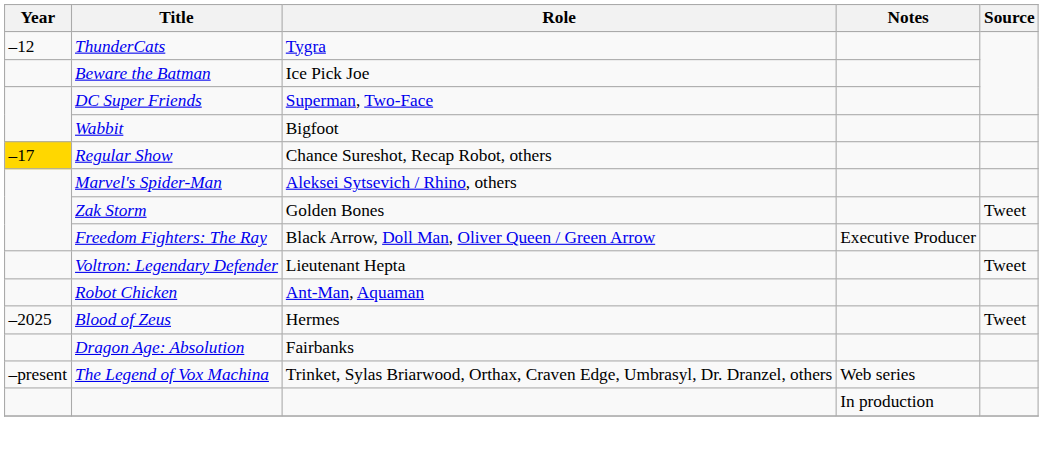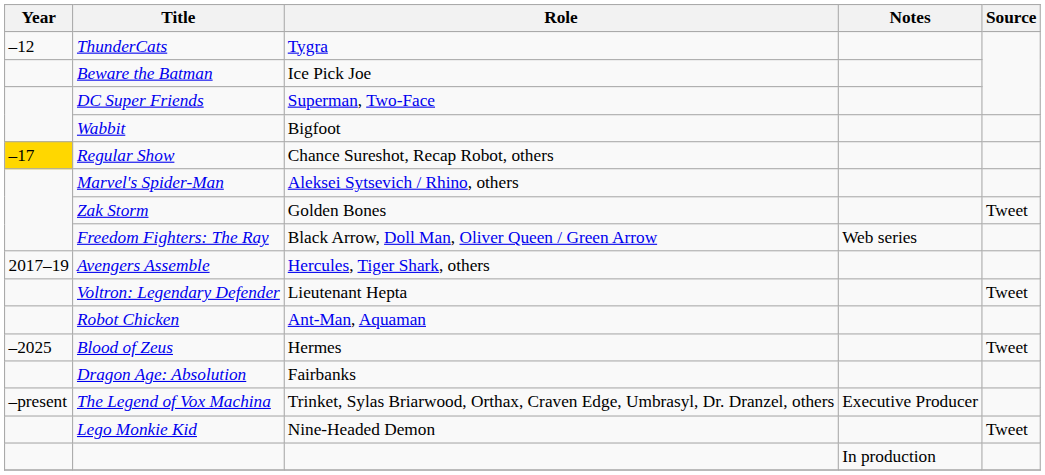(908, 237) Executive Producer -> (880, 237) Web series
+ row: (143, 264)
(878, 374) Web series -> (910, 401) Executive Producer
+ row: (137, 429)
